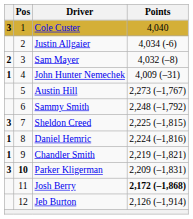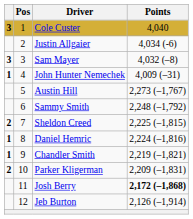(9, 59) 2 -> (9, 59) 3
(9, 123) 3 -> (9, 123) 2
(9, 170) 3 -> (9, 170) 2
(23, 170) bold -> (23, 170) normal
